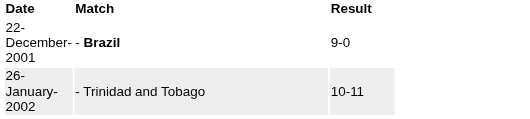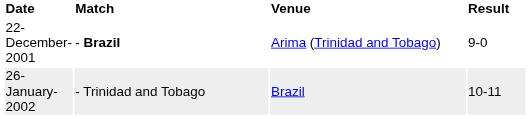+ column: (291, 9)
